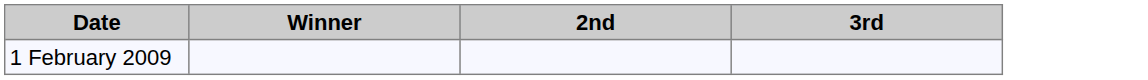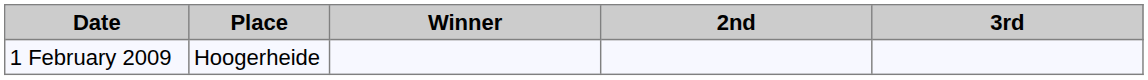+ column: (259, 22)
